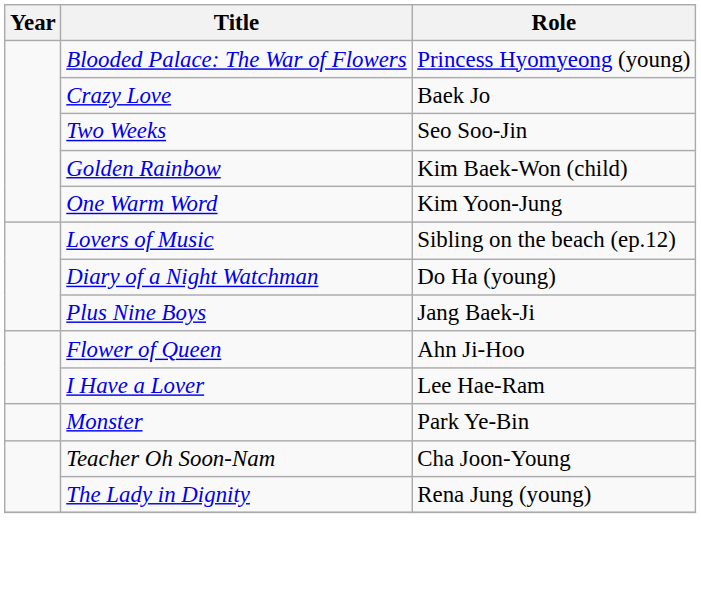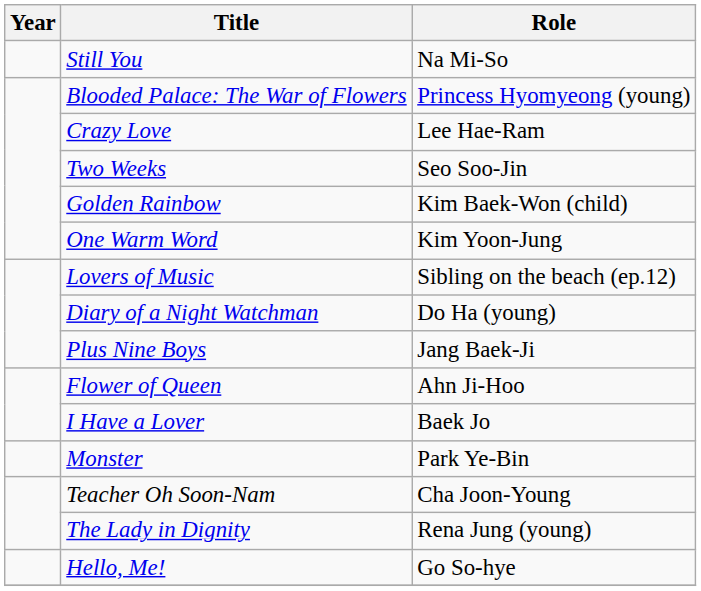+ row: (104, 58)
(454, 95) Baek Jo -> (481, 131) Lee Hae-Ram
(481, 385) Lee Hae-Ram -> (454, 421) Baek Jo
+ row: (116, 566)
